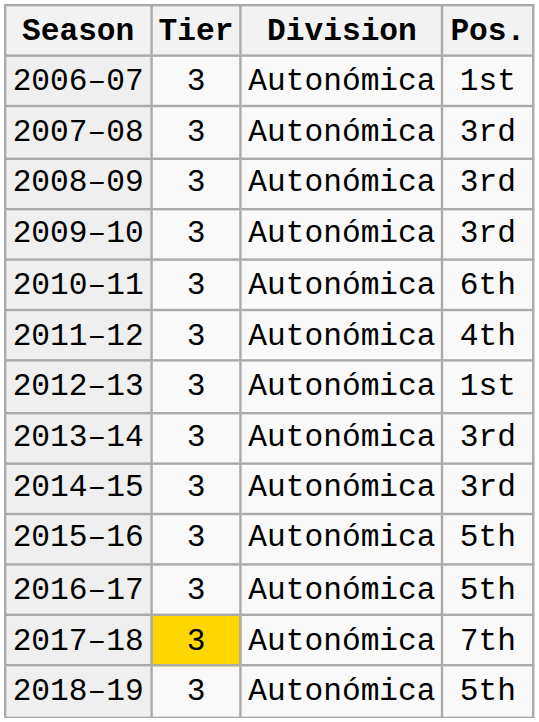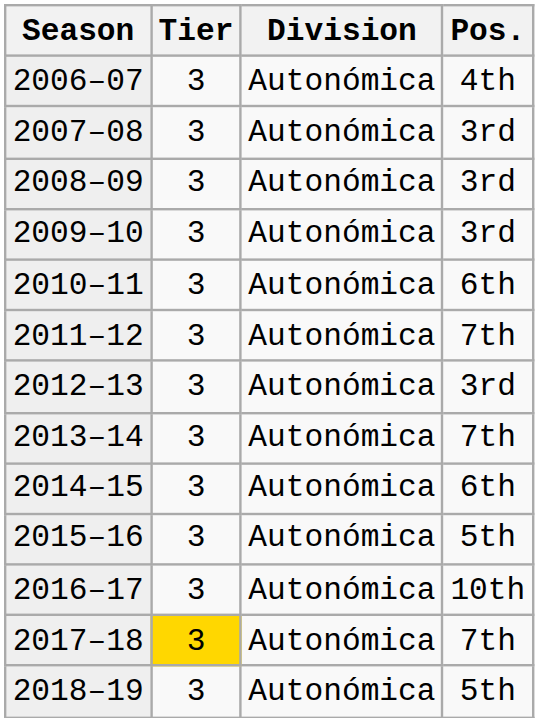(488, 81) 1st -> (488, 81) 4th
(488, 336) 4th -> (488, 336) 7th
(488, 387) 1st -> (488, 387) 3rd
(488, 437) 3rd -> (488, 437) 7th
(488, 488) 3rd -> (488, 488) 6th
(488, 590) 5th -> (488, 590) 10th
